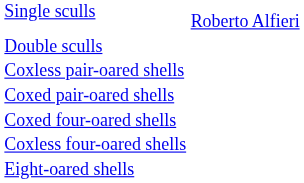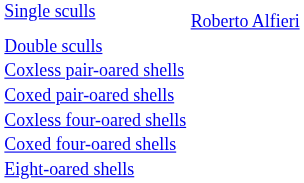rows swapped: (95, 144) <-> (90, 120)
